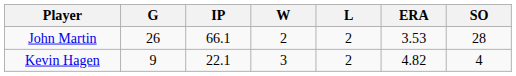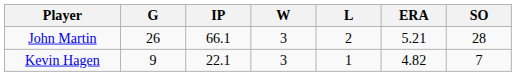(283, 37) 2 -> (283, 37) 3
(414, 37) 3.53 -> (414, 37) 5.21
(349, 60) 2 -> (349, 60) 1
(479, 60) 4 -> (479, 60) 7
